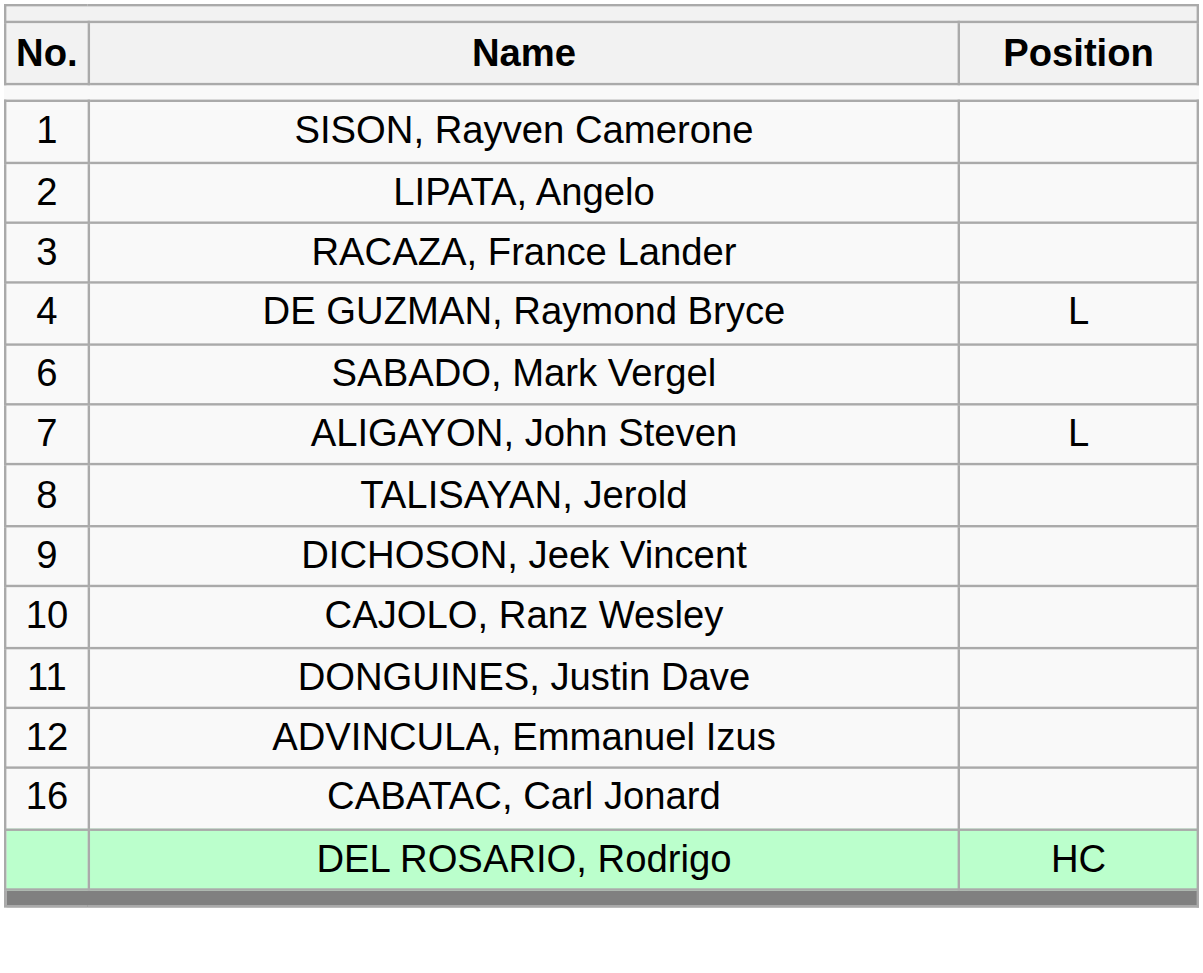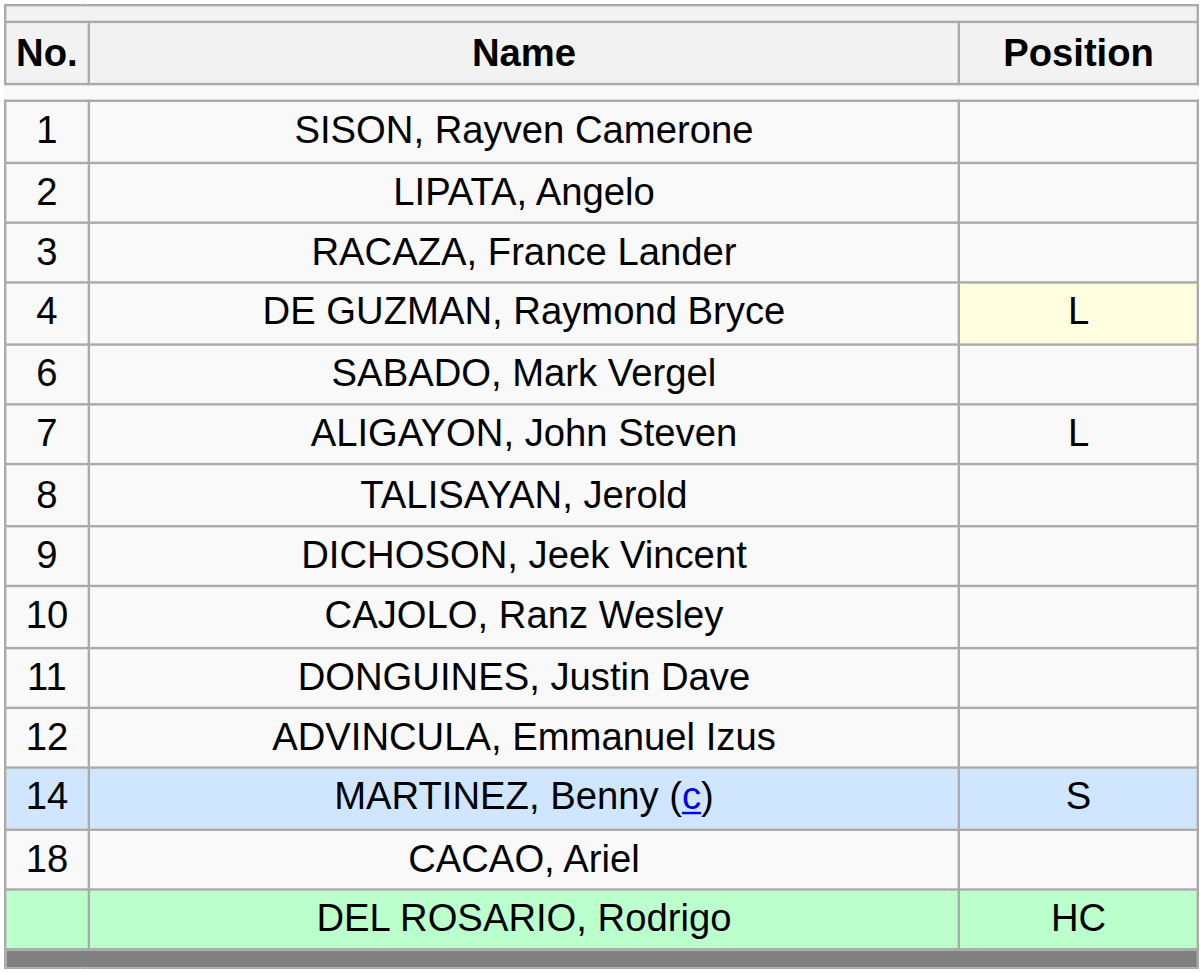(1079, 312) no background -> (1079, 312) lightyellow background
+ row: (47, 797)
- row: (47, 797)
+ row: (47, 858)
